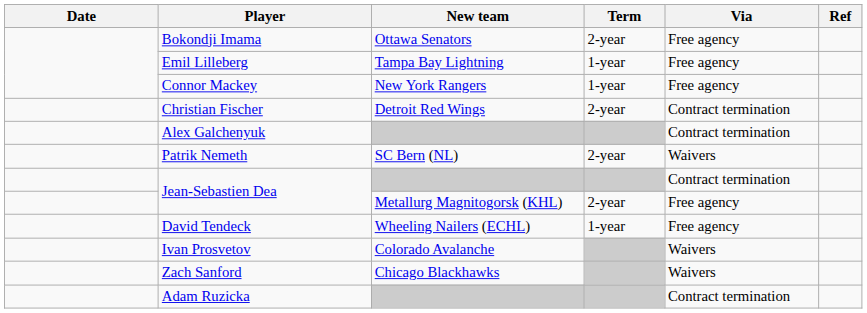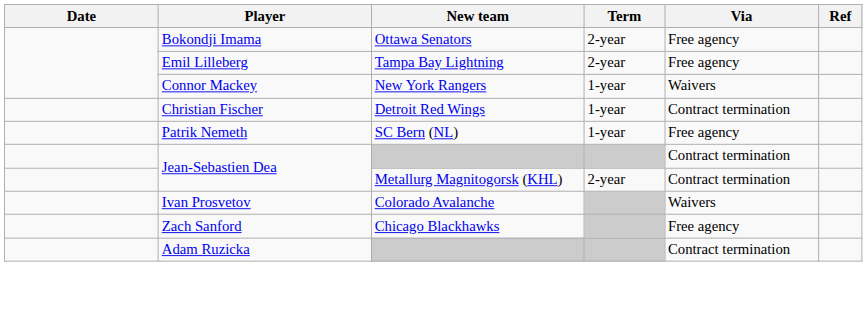(606, 62) 1-year -> (606, 62) 2-year
(704, 86) Free agency -> (692, 86) Waivers
(606, 109) 2-year -> (606, 109) 1-year
- row: (214, 132)
(606, 156) 2-year -> (606, 132) 1-year
(692, 156) Waivers -> (704, 132) Free agency
(704, 202) Free agency -> (729, 179) Contract termination
- row: (206, 226)
(692, 272) Waivers -> (704, 226) Free agency
